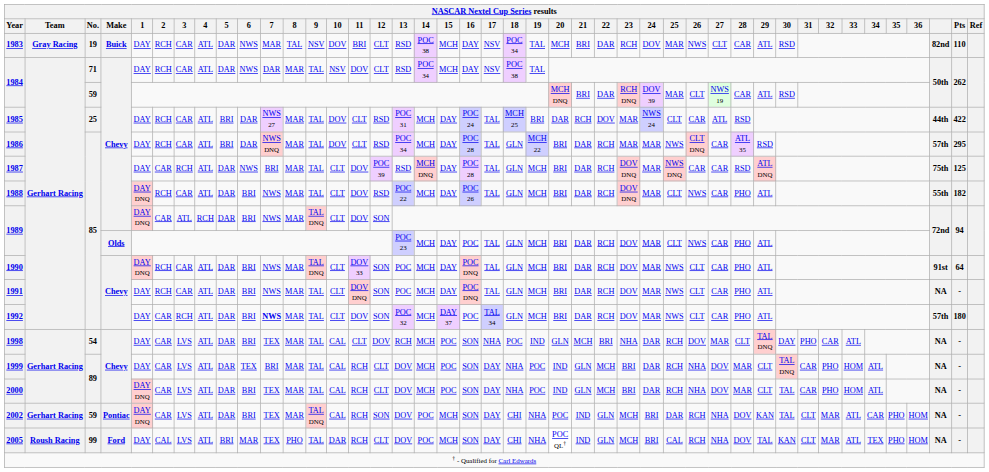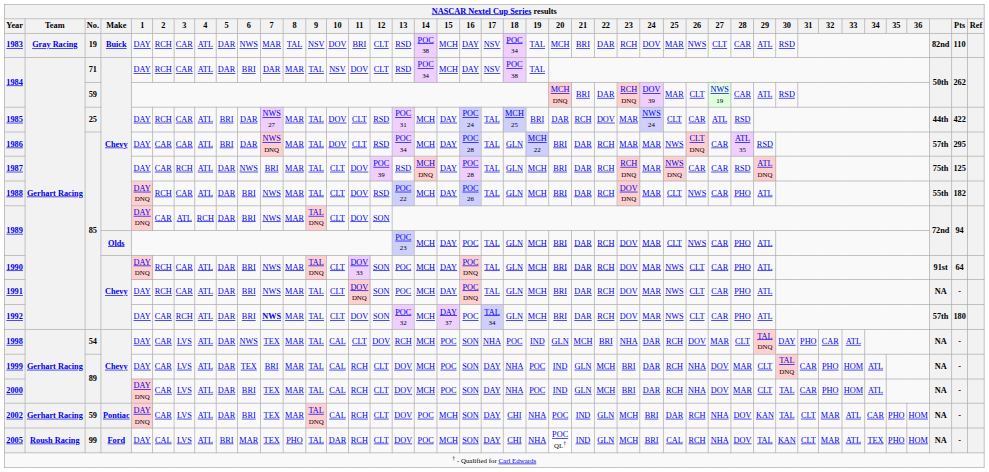(249, 70) NWS -> (249, 70) BRI
(163, 144) RCH -> (163, 144) CAR
(629, 168) DOV DNQ -> (629, 168) RCH DNQ
(249, 341) BRI -> (249, 341) NWS
(381, 415) SON -> (381, 415) CLT
